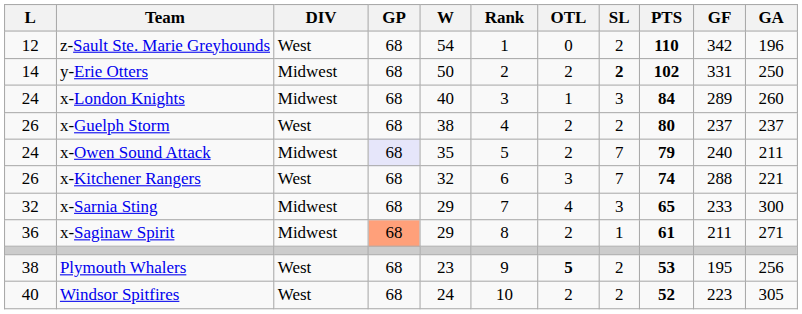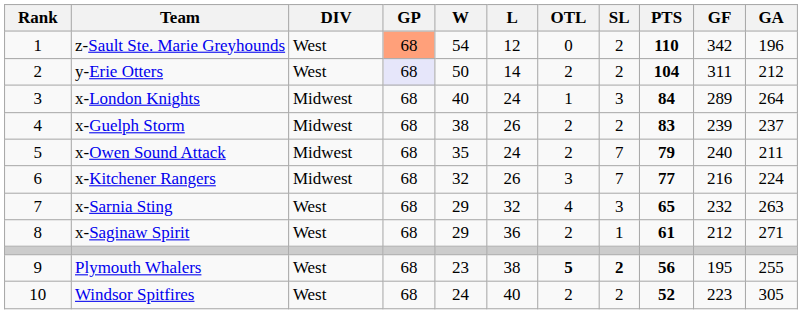columns swapped: (505, 17) <-> (30, 17)
(394, 44) no background -> (409, 44) lightsalmon background
(308, 71) Midwest -> (310, 71) West
(394, 71) no background -> (409, 71) lavender background
(619, 71) bold -> (619, 71) normal
(667, 71) 102 -> (667, 71) 104
(720, 71) 331 -> (720, 71) 311
(771, 71) 250 -> (771, 71) 212
(771, 98) 260 -> (771, 98) 264
(295, 125) West -> (323, 125) Midwest
(667, 125) 80 -> (667, 125) 83
(720, 125) 237 -> (720, 125) 239
(394, 152) lavender background -> (409, 152) no background
(295, 179) West -> (323, 179) Midwest
(667, 179) 74 -> (667, 179) 77
(720, 179) 288 -> (720, 179) 216
(771, 179) 221 -> (771, 179) 224
(308, 206) Midwest -> (310, 206) West
(720, 206) 233 -> (720, 206) 232
(771, 206) 300 -> (771, 206) 263
(308, 233) Midwest -> (310, 233) West
(394, 233) lightsalmon background -> (409, 233) no background
(720, 233) 211 -> (720, 233) 212
(619, 267) normal -> (619, 267) bold
(667, 267) 53 -> (667, 267) 56
(771, 267) 256 -> (771, 267) 255
